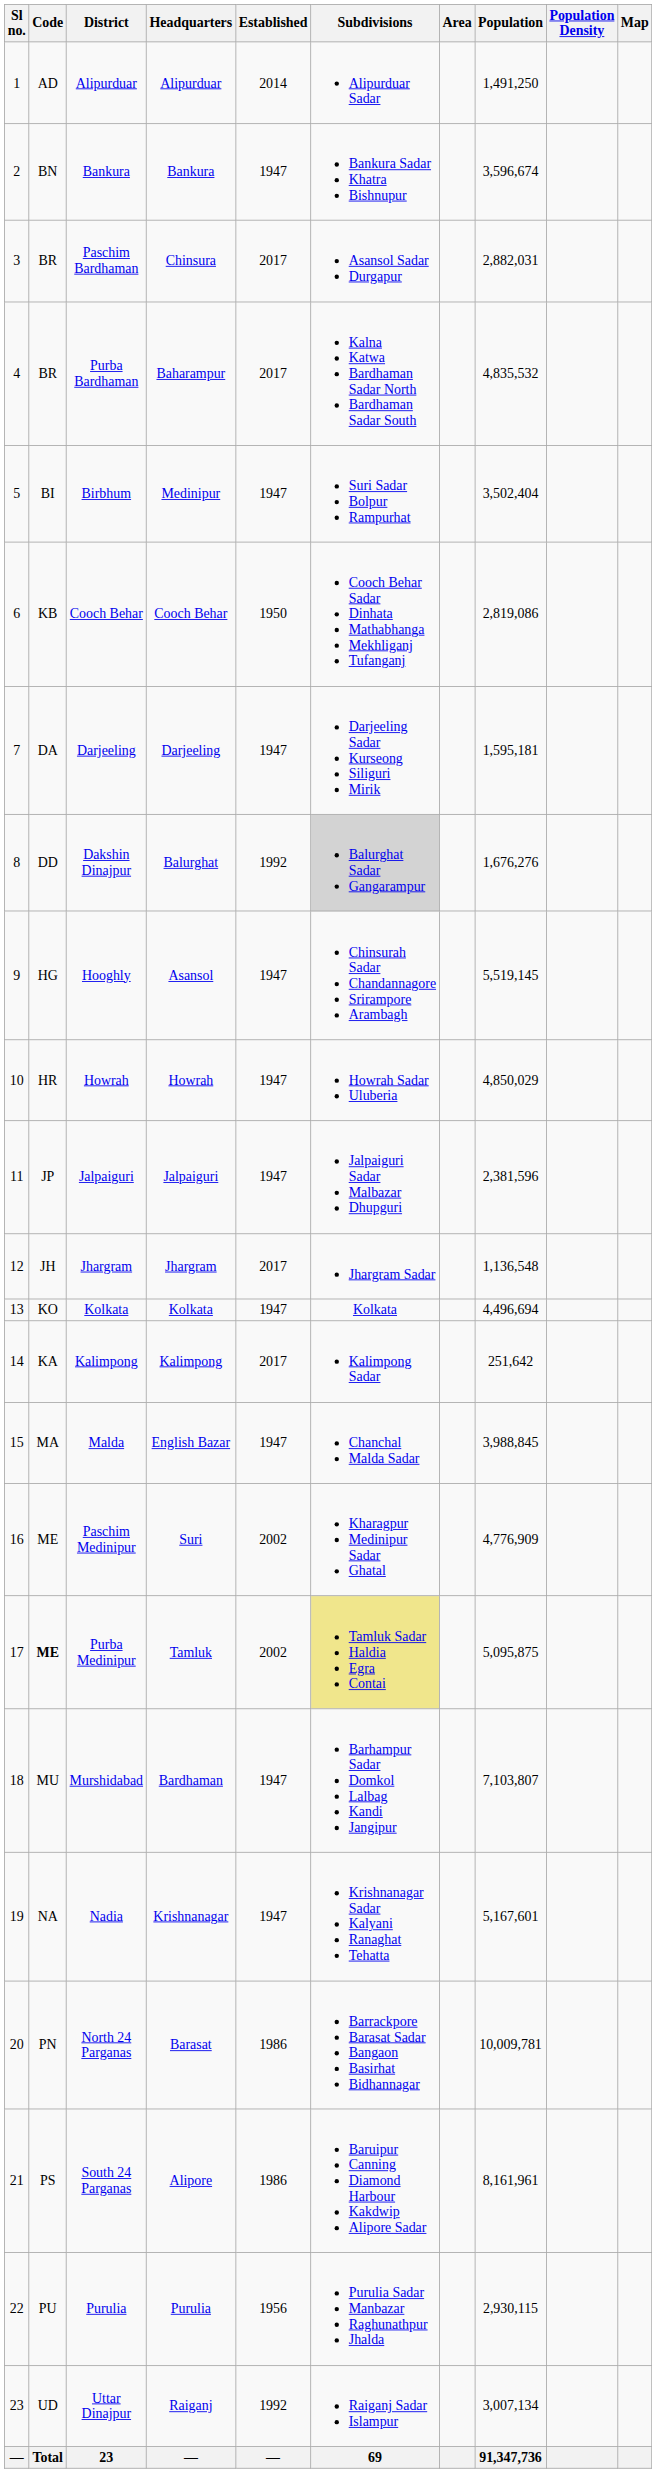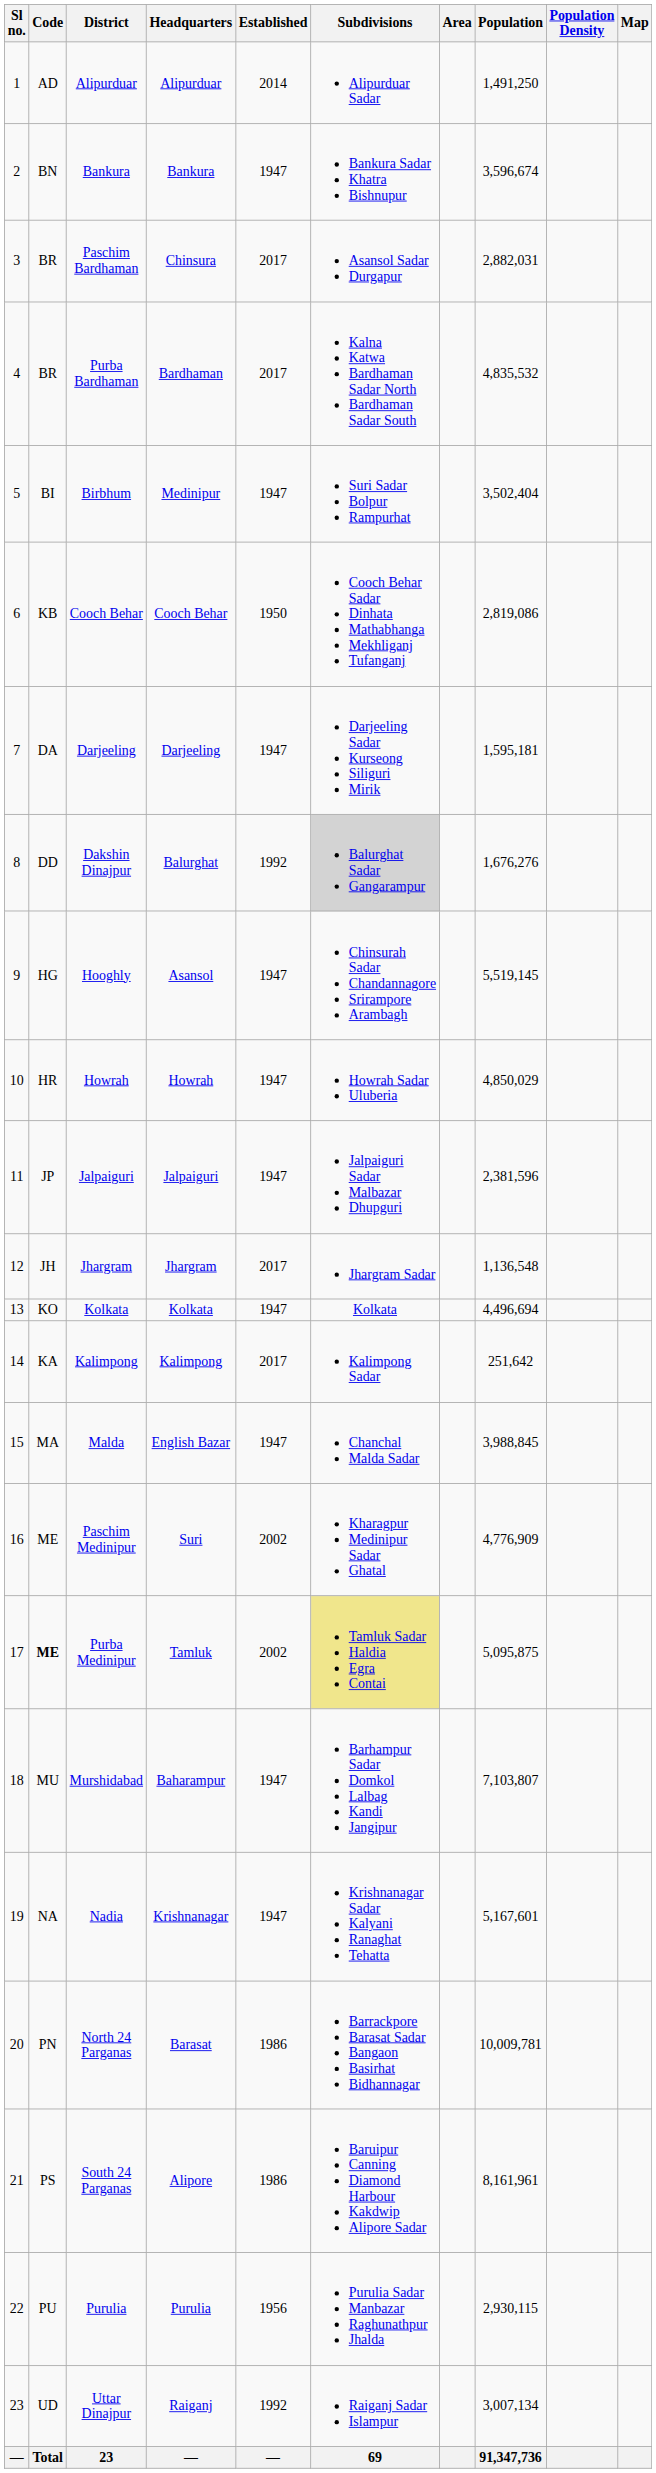(191, 373) Baharampur -> (191, 373) Bardhaman
(191, 1780) Bardhaman -> (191, 1780) Baharampur
